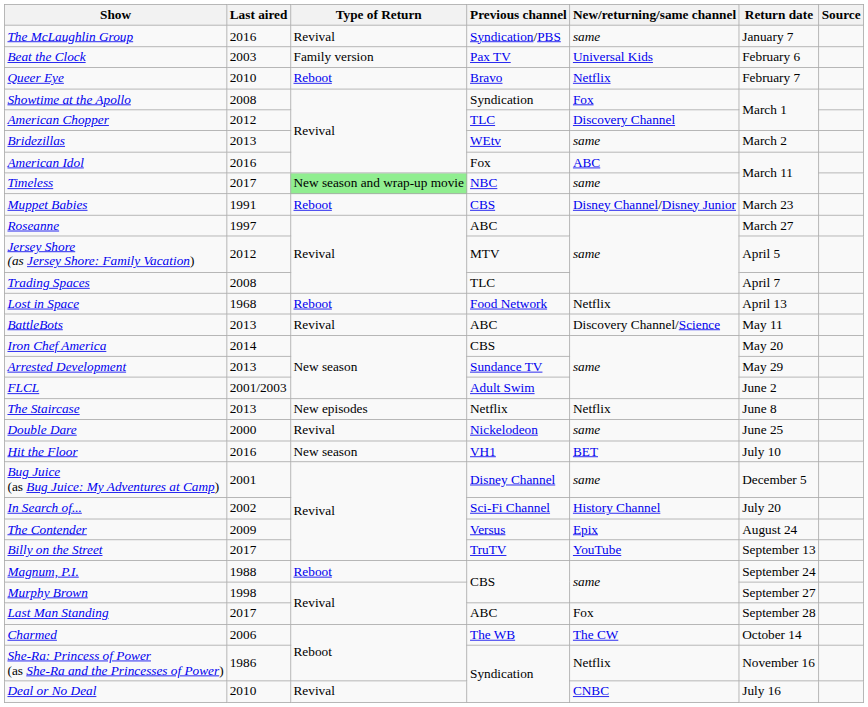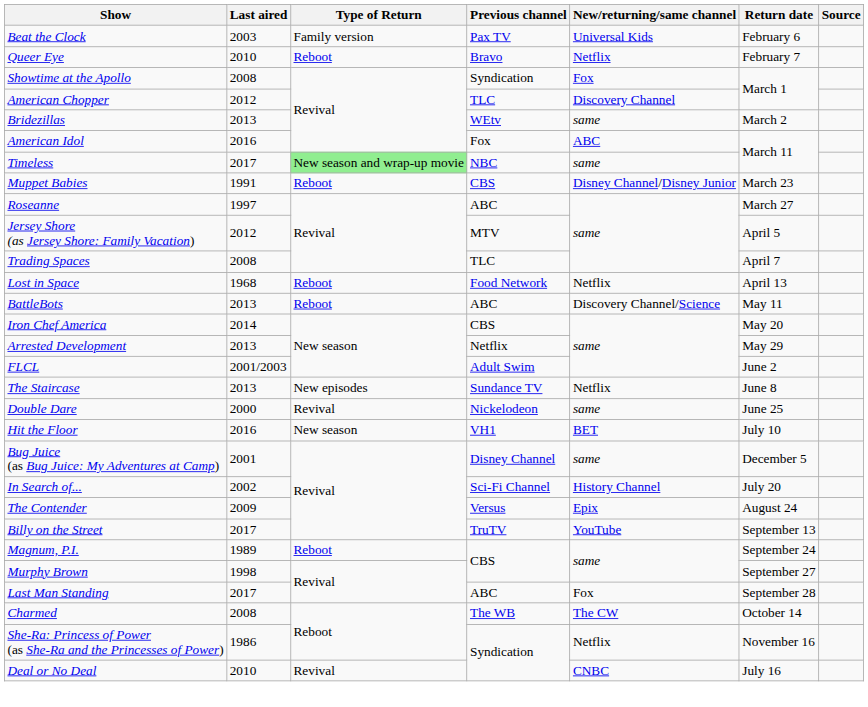- row: (70, 36)
(314, 324) Revival -> (313, 303) Reboot
(506, 366) Sundance TV -> (489, 345) Netflix
(489, 409) Netflix -> (506, 388) Sundance TV
(243, 571) 1988 -> (243, 550) 1989
(243, 634) 2006 -> (243, 613) 2008
